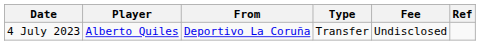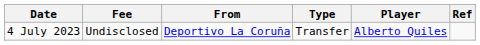columns swapped: (132, 13) <-> (411, 13)
